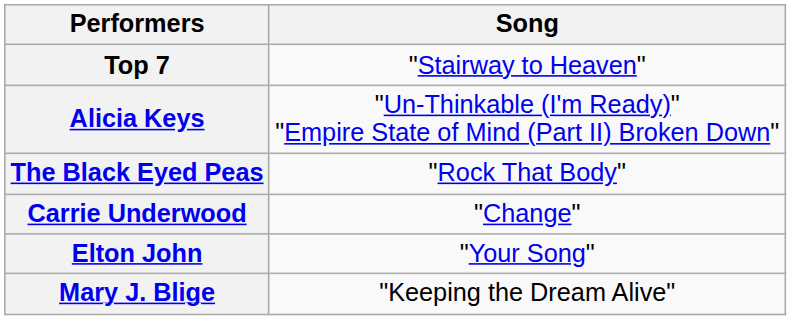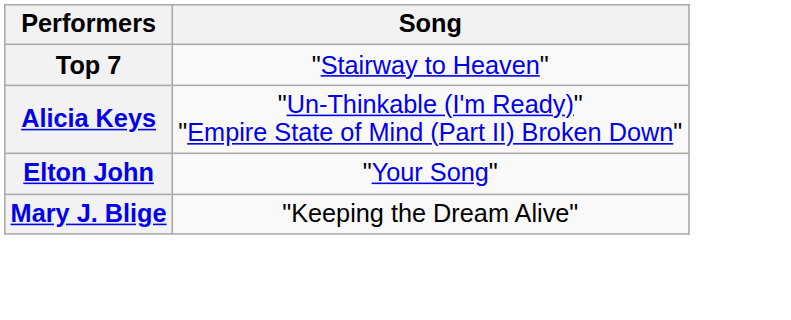- row: (137, 173)
- row: (137, 213)
